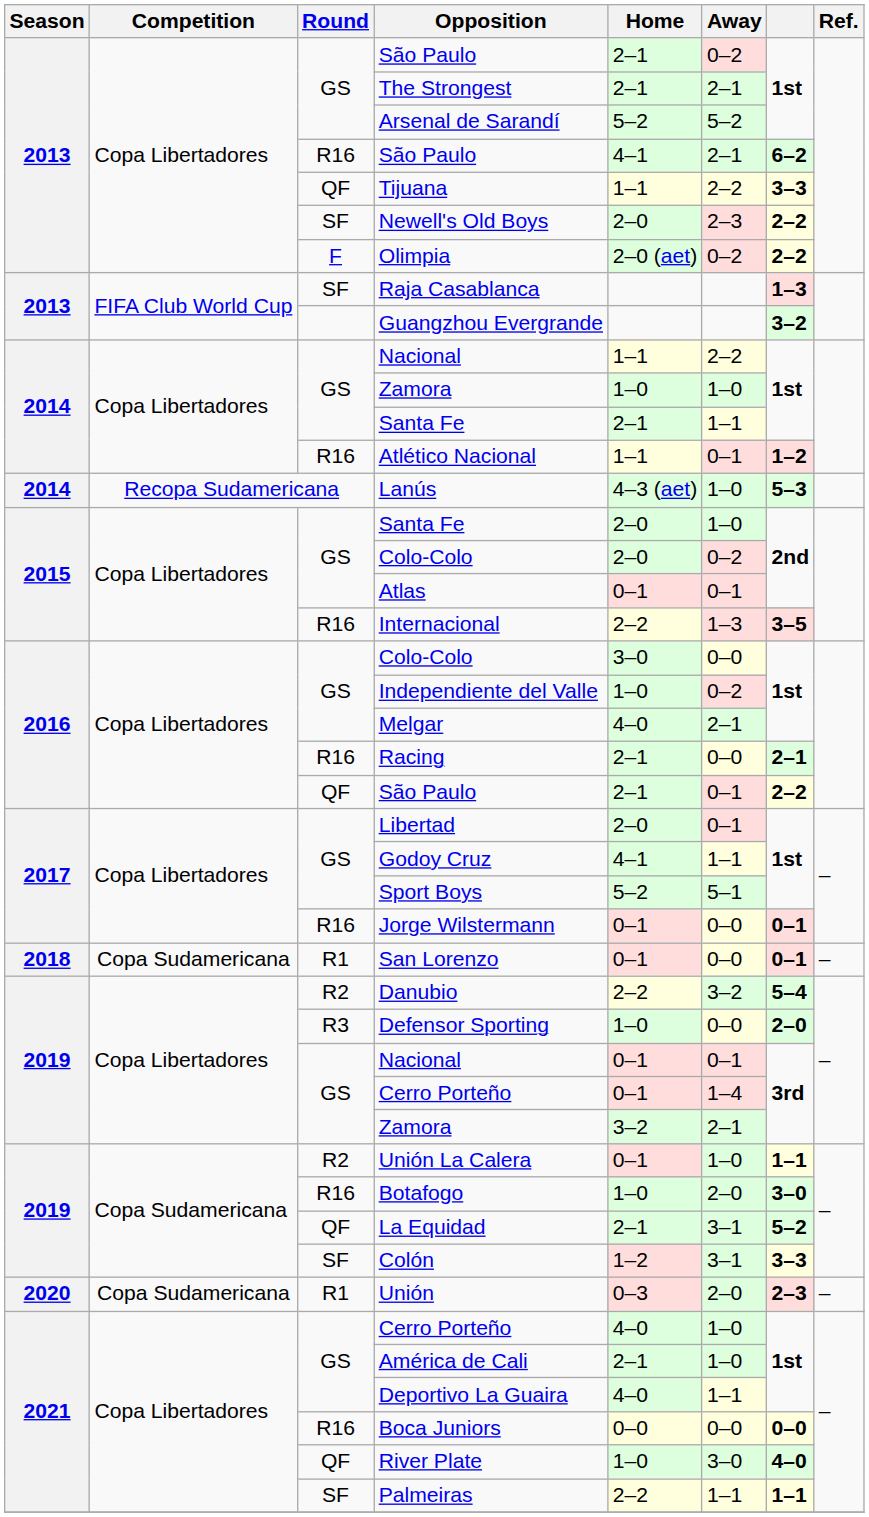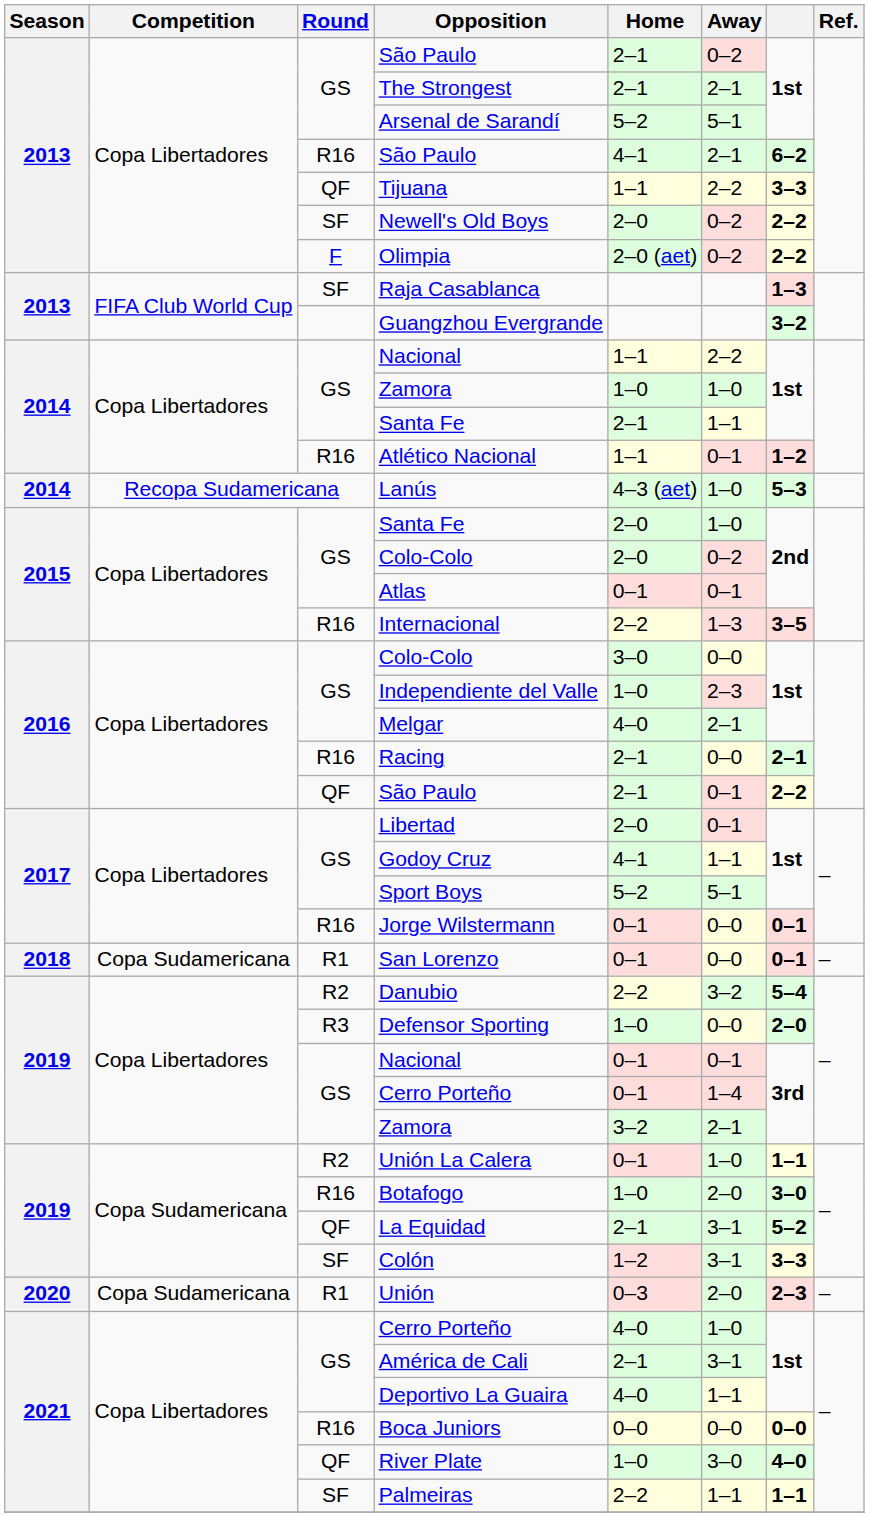(725, 121) 5–2 -> (725, 121) 5–1
(725, 222) 2–3 -> (725, 222) 0–2
(725, 691) 0–2 -> (725, 691) 2–3
(725, 1361) 1–0 -> (725, 1361) 3–1
